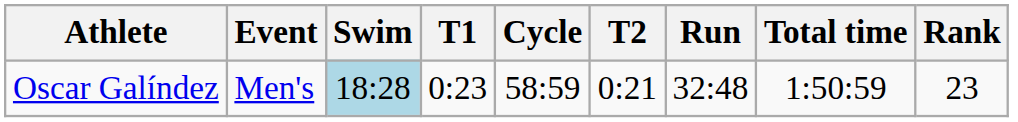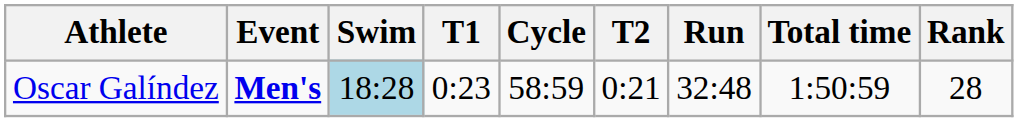(274, 87) normal -> (278, 87) bold
(962, 87) 23 -> (966, 87) 28
